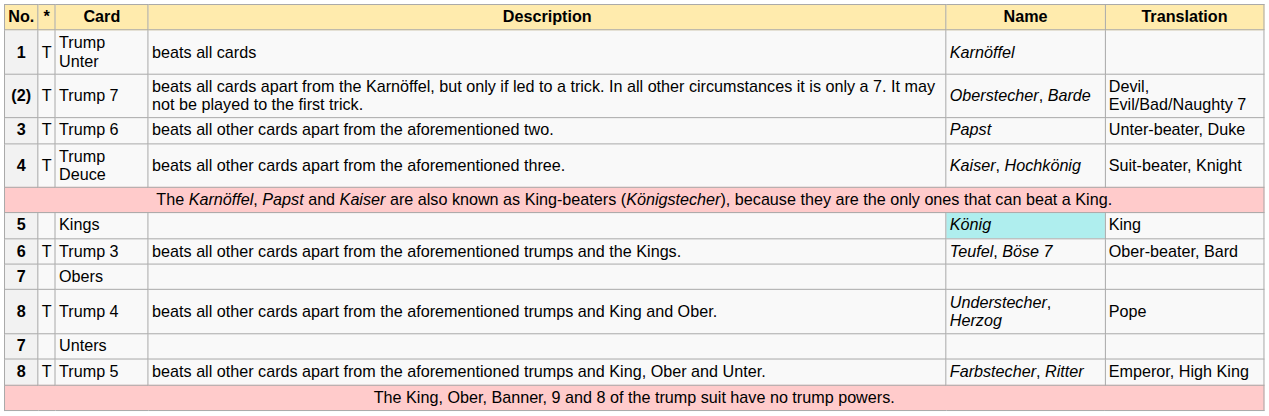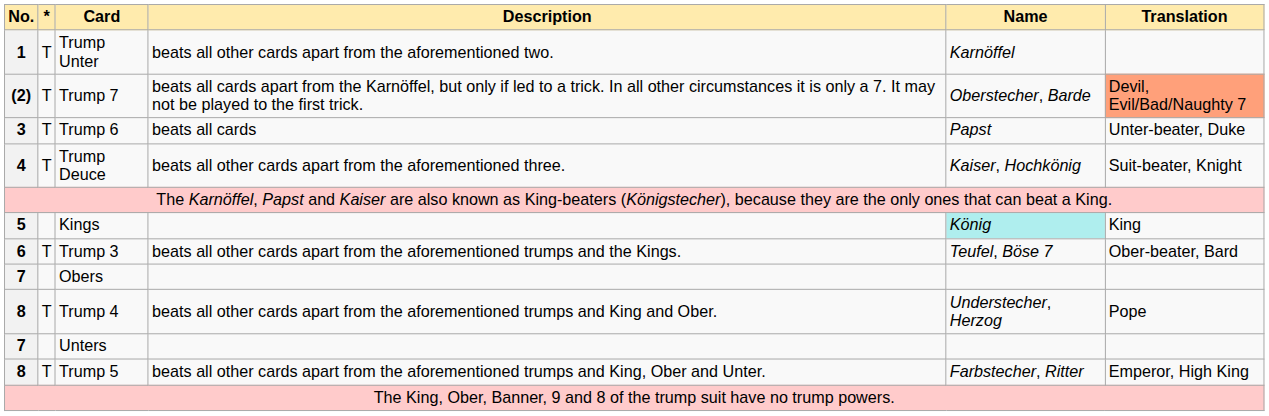(204, 52) beats all cards -> (353, 52) beats all other cards apart from the aforementioned two.
(1177, 95) no background -> (1177, 95) lightsalmon background
(353, 130) beats all other cards apart from the aforementioned two. -> (204, 130) beats all cards
